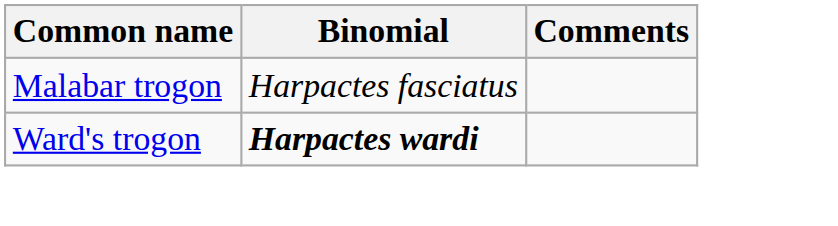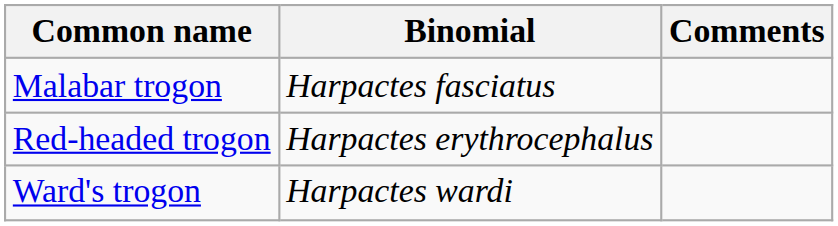+ row: (142, 138)
(364, 138) bold -> (400, 191) normal
